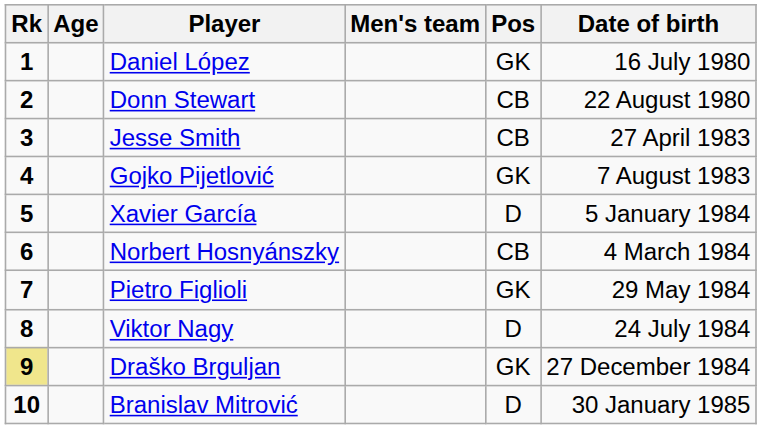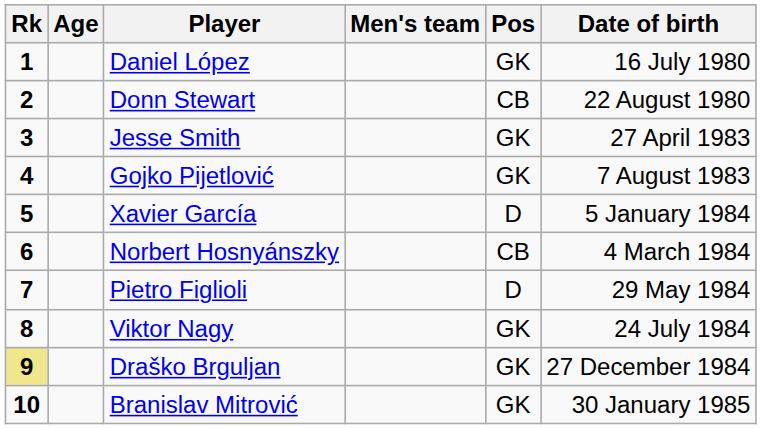(513, 138) CB -> (513, 138) GK
(513, 290) GK -> (513, 290) D
(513, 328) D -> (513, 328) GK
(513, 404) D -> (513, 404) GK
